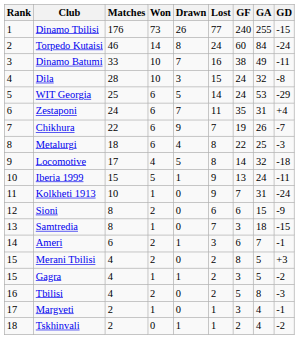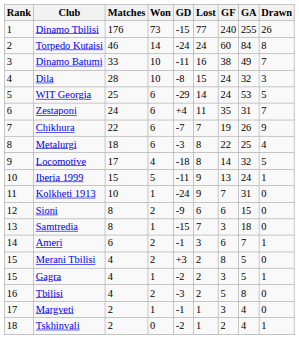columns swapped: (191, 12) <-> (284, 12)
